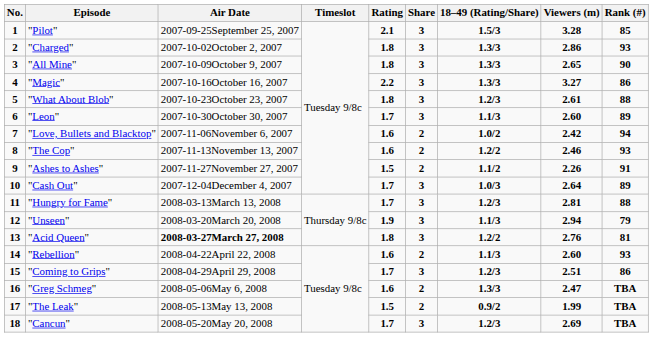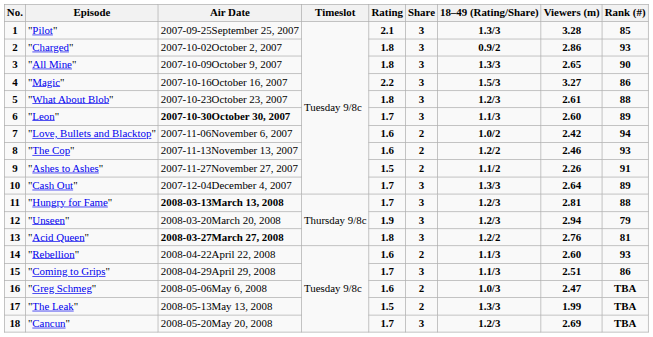(489, 30) 1.5/3 -> (489, 30) 1.3/3
(489, 47) 1.3/3 -> (489, 47) 0.9/2
(489, 82) 1.3/3 -> (489, 82) 1.5/3
(224, 116) normal -> (226, 116) bold
(489, 185) 1.0/3 -> (489, 185) 1.3/3
(221, 202) normal -> (222, 202) bold
(489, 220) 1.1/3 -> (489, 220) 1.2/3
(489, 271) 1.2/3 -> (489, 271) 1.1/3
(489, 289) 1.3/3 -> (489, 289) 1.0/3
(489, 306) 0.9/2 -> (489, 306) 1.3/3
